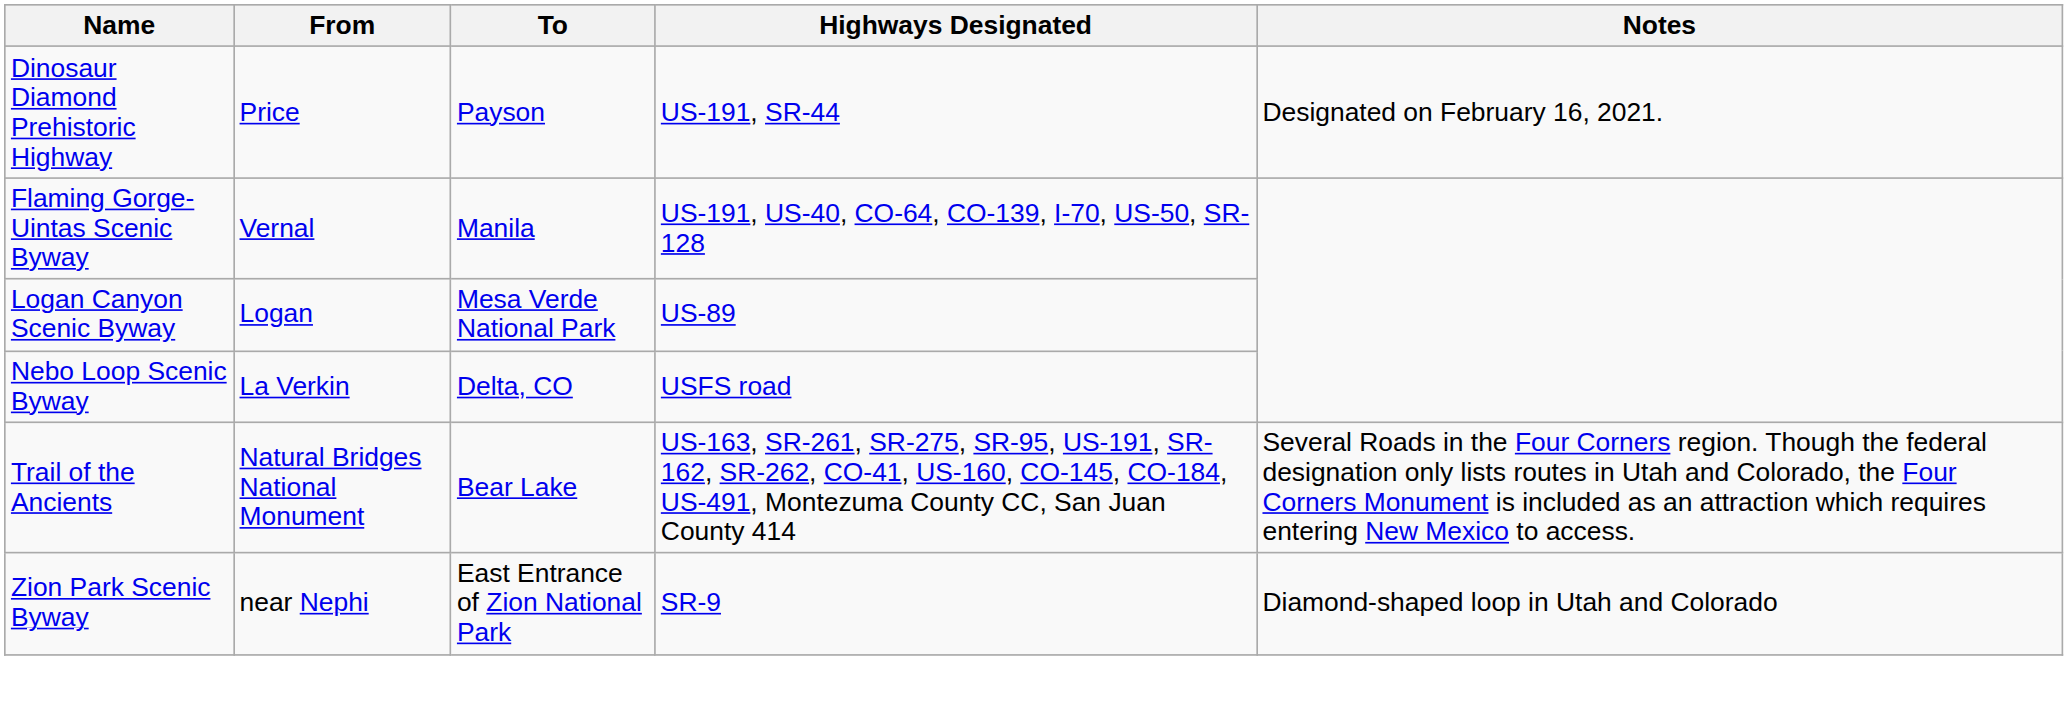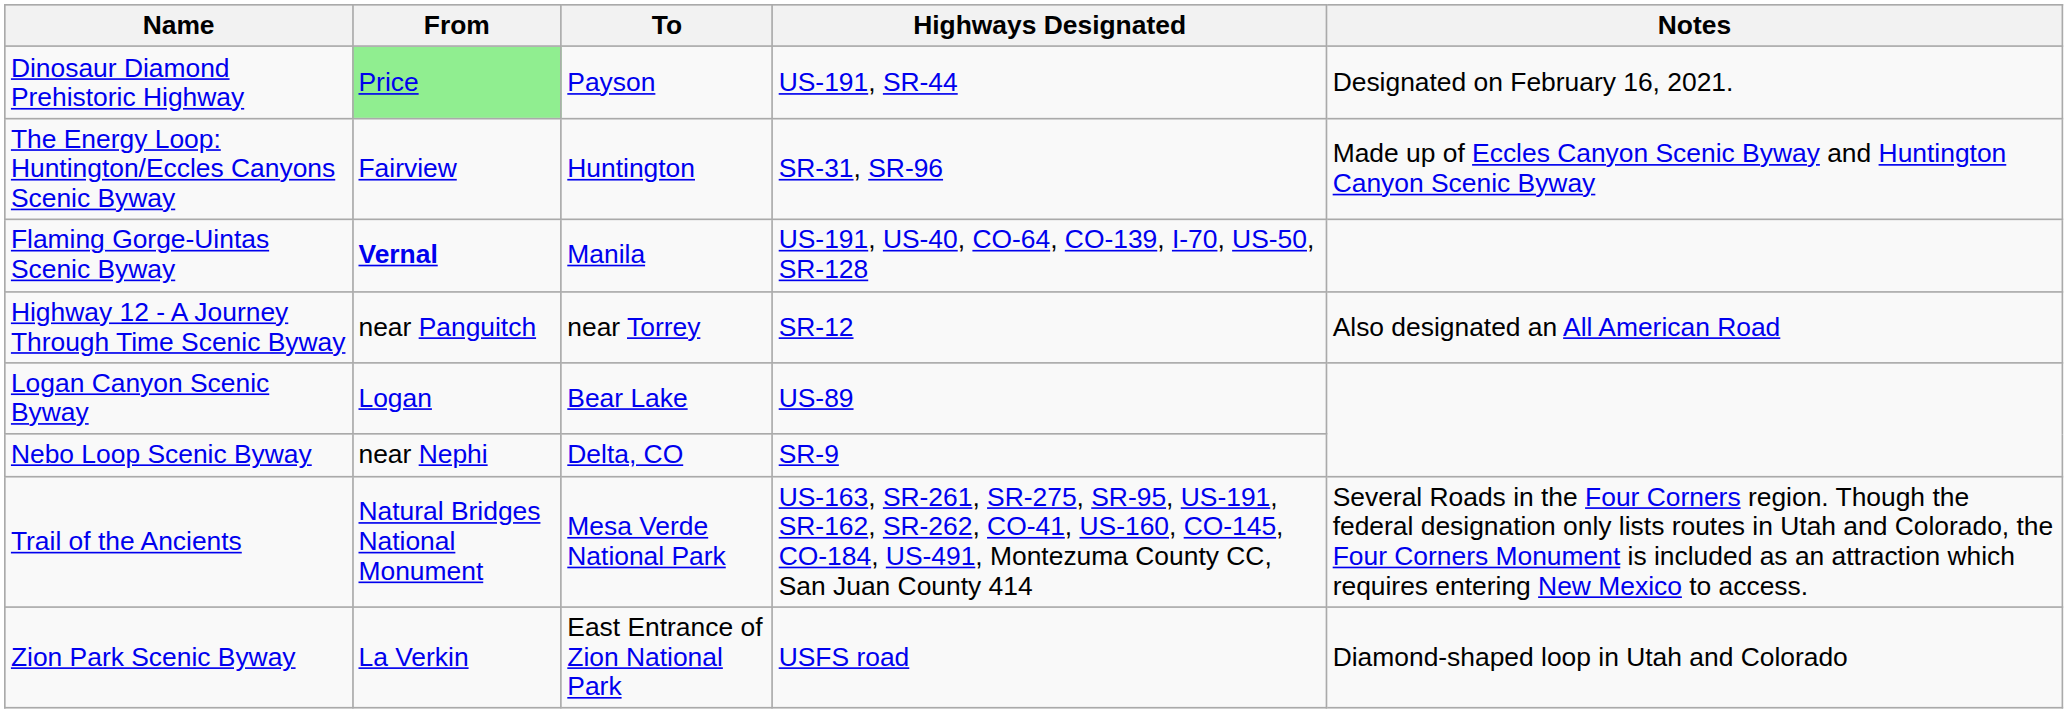(270, 111) no background -> (389, 82) lightgreen background
+ row: (173, 168)
(277, 227) normal -> (398, 254) bold
+ row: (178, 326)
(536, 314) Mesa Verde National Park -> (627, 398) Bear Lake
(295, 385) La Verkin -> (423, 454) near Nephi
(726, 385) USFS road -> (809, 454) SR-9
(517, 487) Bear Lake -> (647, 541) Mesa Verde National Park
(304, 603) near Nephi -> (414, 657) La Verkin
(691, 603) SR-9 -> (844, 657) USFS road
